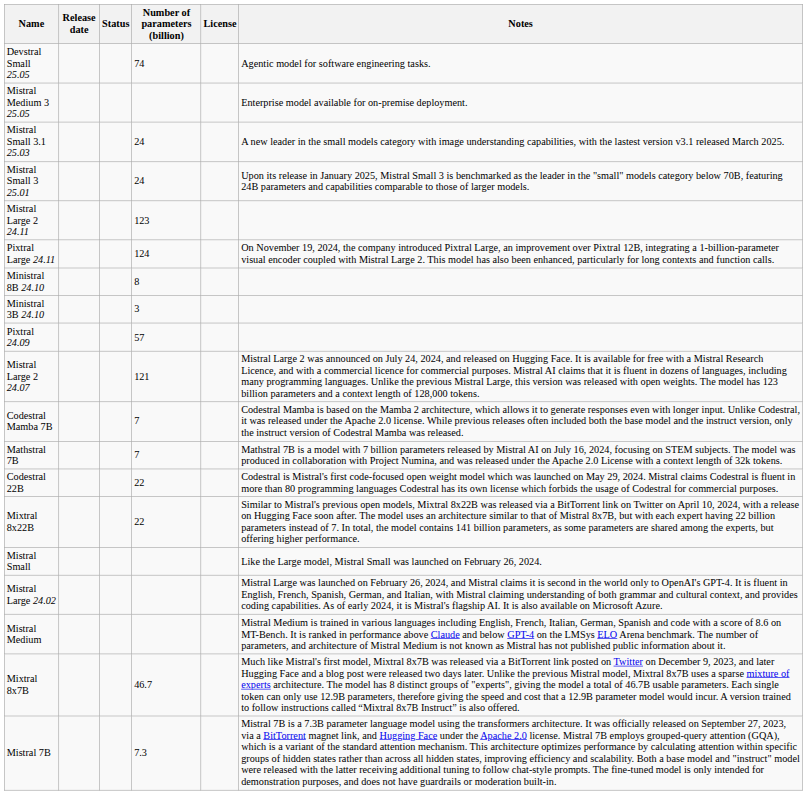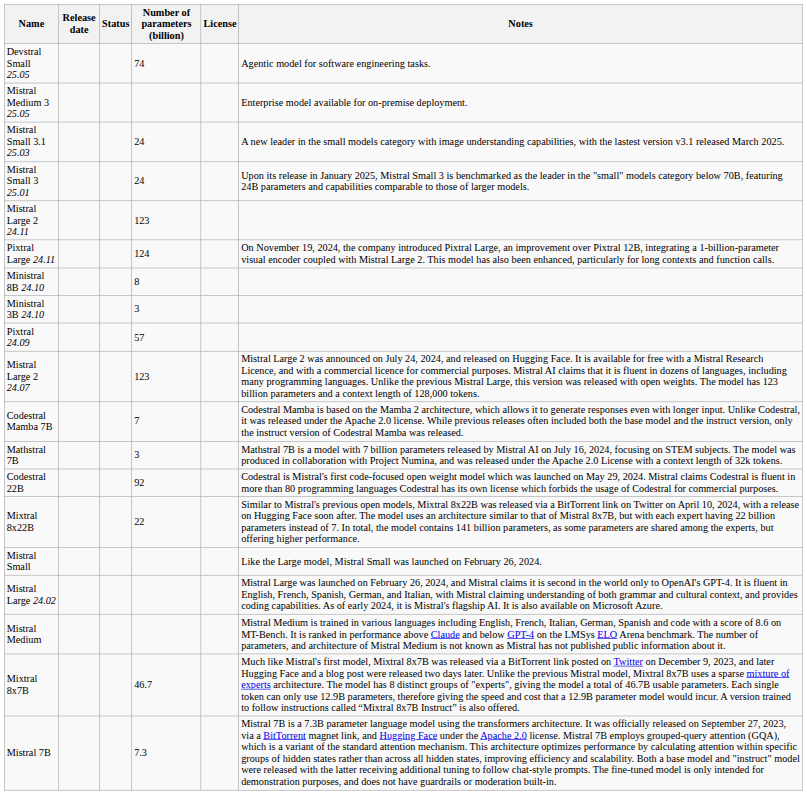(142, 376) 121 -> (142, 376) 123
(137, 455) 7 -> (137, 455) 3
(139, 482) 22 -> (139, 482) 92
